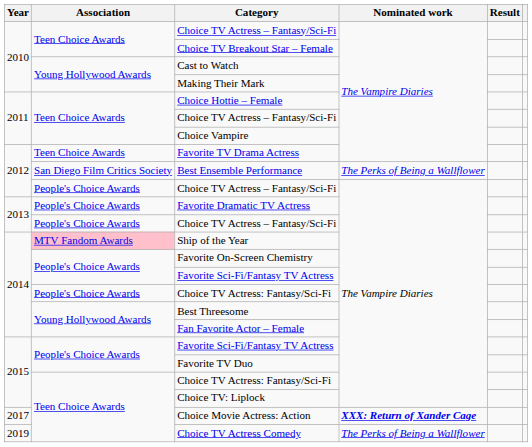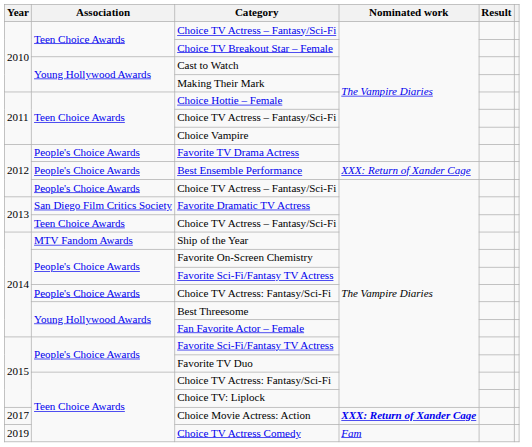(79, 153) Teen Choice Awards -> (87, 153) People's Choice Awards
(103, 170) San Diego Film Critics Society -> (87, 170) People's Choice Awards
(413, 170) The Perks of Being a Wallflower -> (406, 170) XXX: Return of Xander Cage
(87, 205) People's Choice Awards -> (103, 205) San Diego Film Critics Society
(87, 223) People's Choice Awards -> (79, 223) Teen Choice Awards
(83, 240) pink background -> (83, 240) no background
(413, 433) The Perks of Being a Wallflower -> (351, 433) Fam
